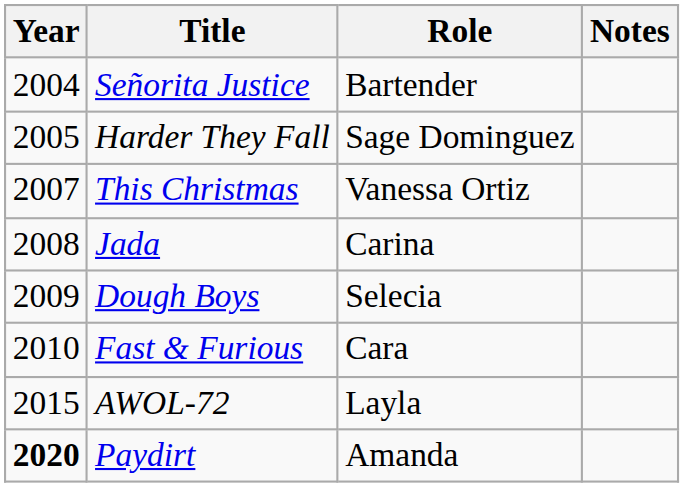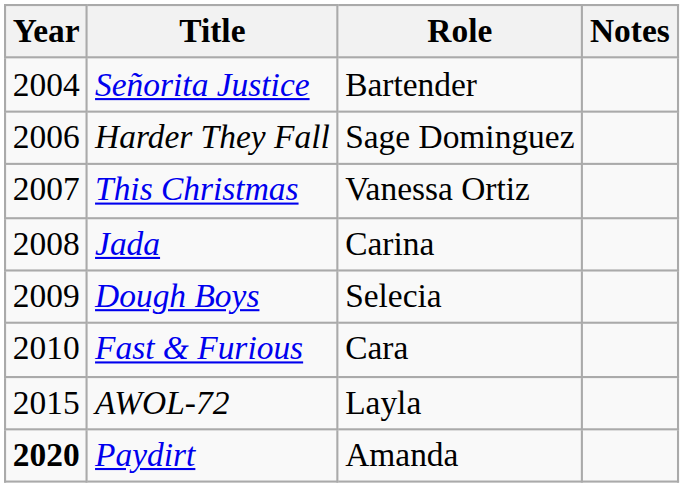(46, 137) 2005 -> (46, 137) 2006
